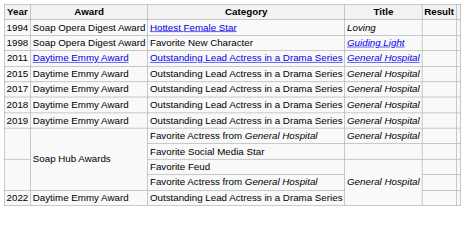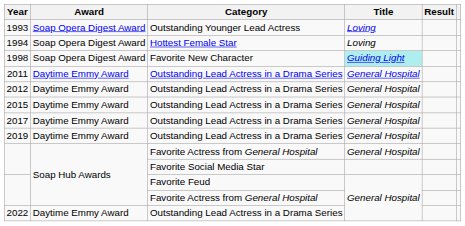+ row: (17, 27)
(376, 43) no background -> (376, 58) paleturquoise background
+ row: (17, 89)
- row: (17, 105)
